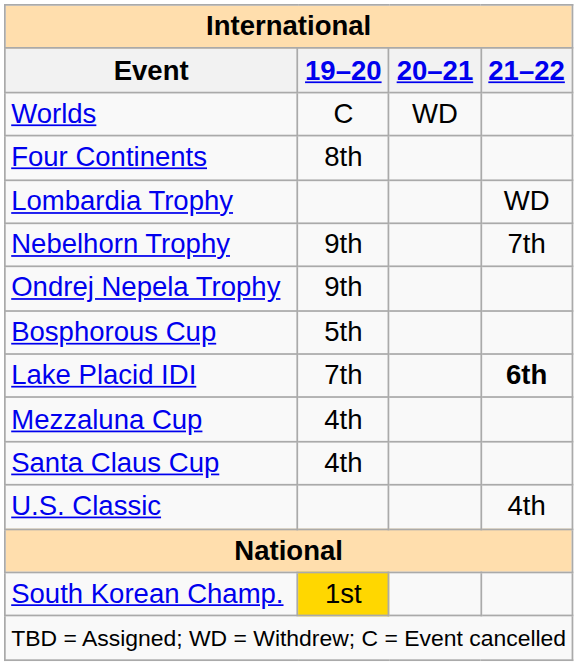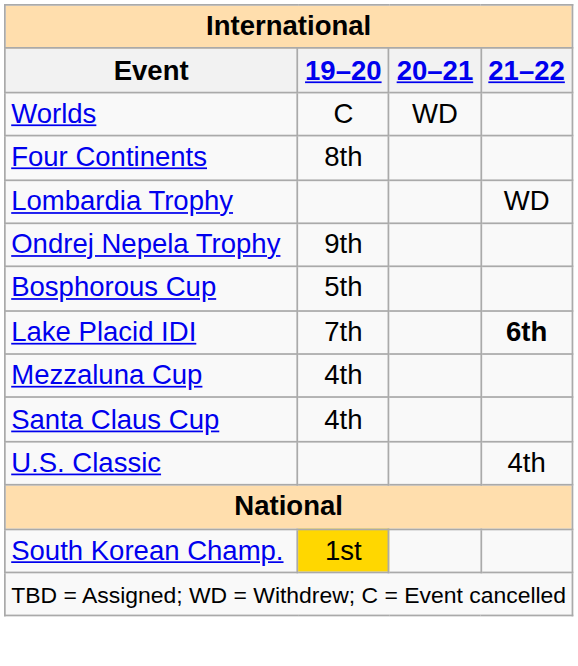- row: (121, 244)
